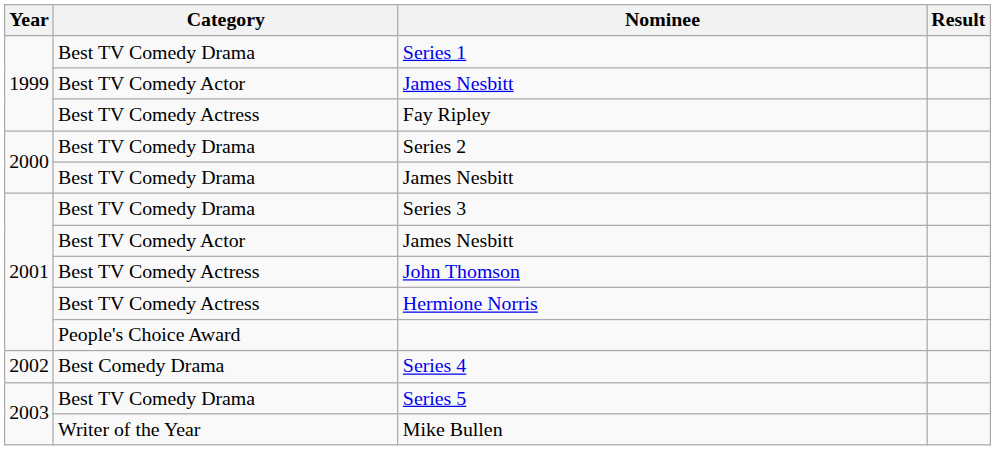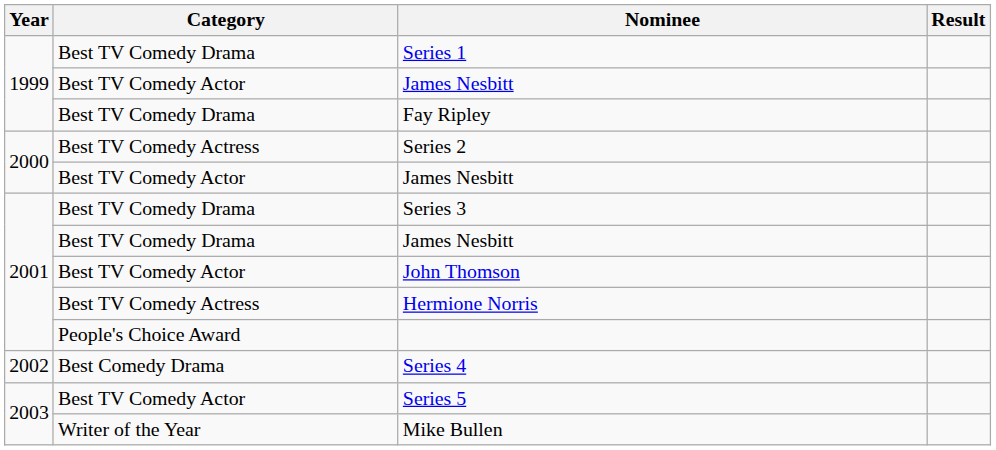(159, 114) Best TV Comedy Actress -> (157, 114) Best TV Comedy Drama
(157, 146) Best TV Comedy Drama -> (159, 146) Best TV Comedy Actress
(157, 177) Best TV Comedy Drama -> (152, 177) Best TV Comedy Actor
(152, 240) Best TV Comedy Actor -> (157, 240) Best TV Comedy Drama
(159, 271) Best TV Comedy Actress -> (152, 271) Best TV Comedy Actor
(157, 397) Best TV Comedy Drama -> (152, 397) Best TV Comedy Actor
